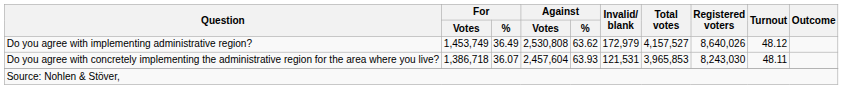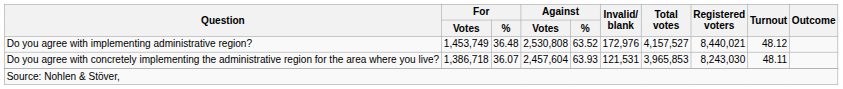(506, 44) 36.49 -> (506, 44) 36.48
(585, 44) 63.62 -> (585, 44) 63.52
(621, 44) 172,979 -> (621, 44) 172,976
(723, 44) 8,640,026 -> (723, 44) 8,440,021
